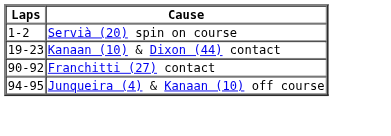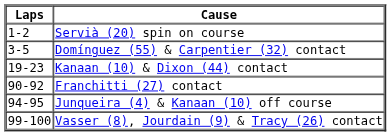+ row: (201, 50)
+ row: (219, 121)
